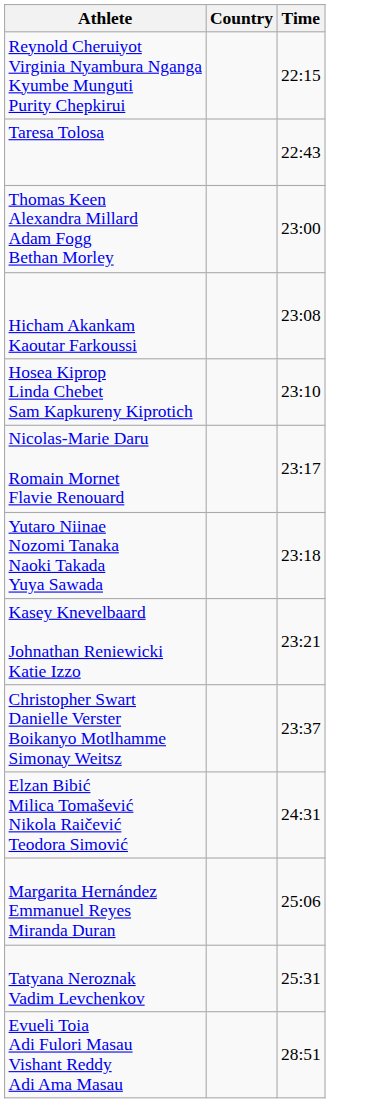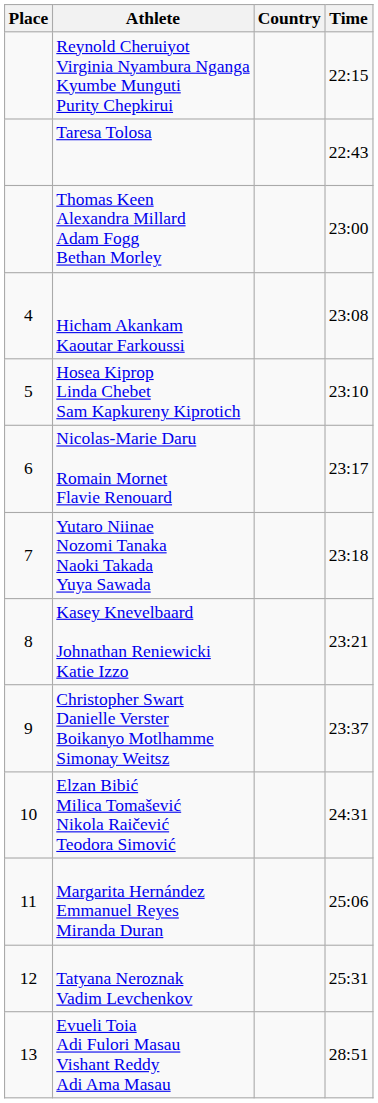+ column: (28, 18)
